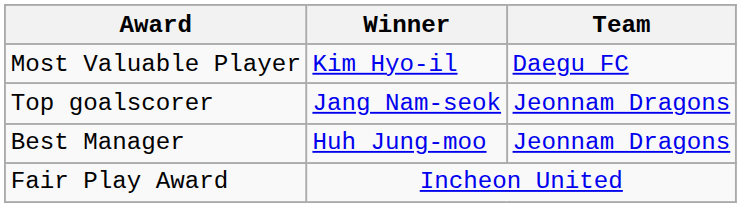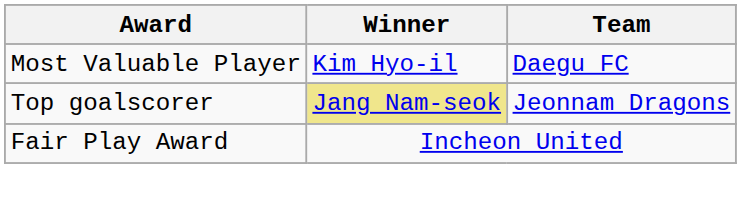(407, 103) no background -> (407, 103) khaki background
- row: (98, 143)
